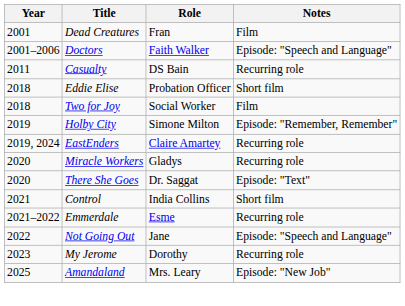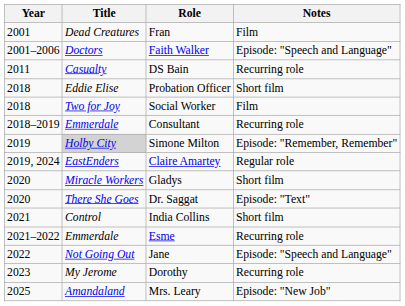+ row: (174, 124)
(90, 124) no background -> (90, 143) lightgrey background
(270, 143) Recurring role -> (265, 161) Regular role
(270, 161) Recurring role -> (260, 180) Short film
